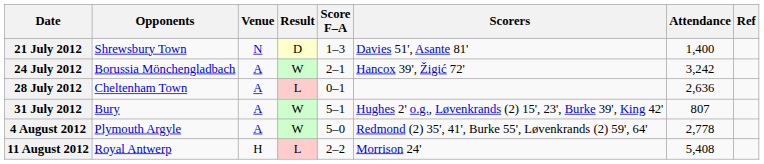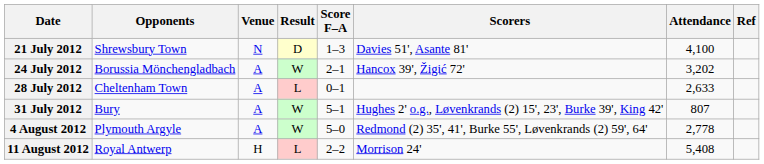(700, 48) 1,400 -> (700, 48) 4,100
(700, 68) 3,242 -> (700, 68) 3,202
(700, 88) 2,636 -> (700, 88) 2,633
